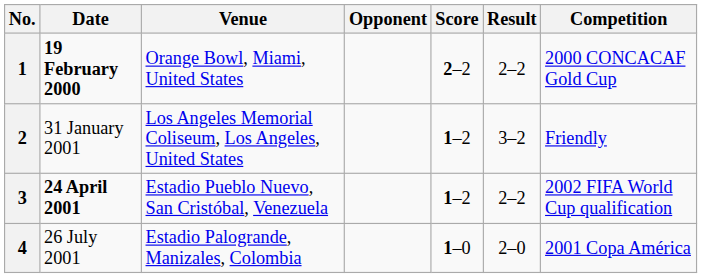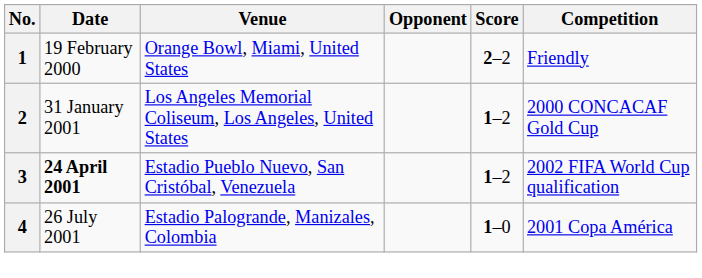- column: (512, 18)
(81, 68) bold -> (88, 58) normal
(615, 68) 2000 CONCACAF Gold Cup -> (558, 58) Friendly
(576, 138) Friendly -> (597, 117) 2000 CONCACAF Gold Cup
